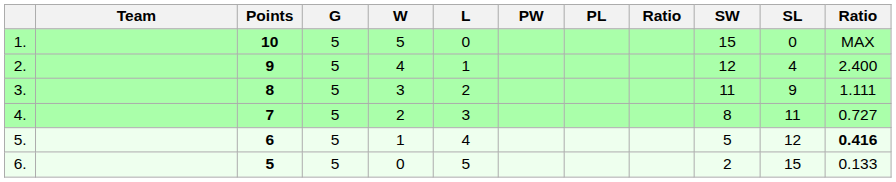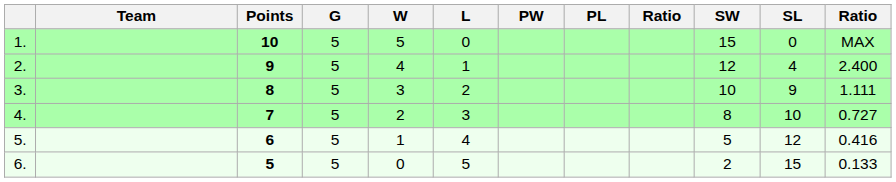(727, 90) 11 -> (727, 90) 10
(793, 115) 11 -> (793, 115) 10
(858, 139) bold -> (858, 139) normal
